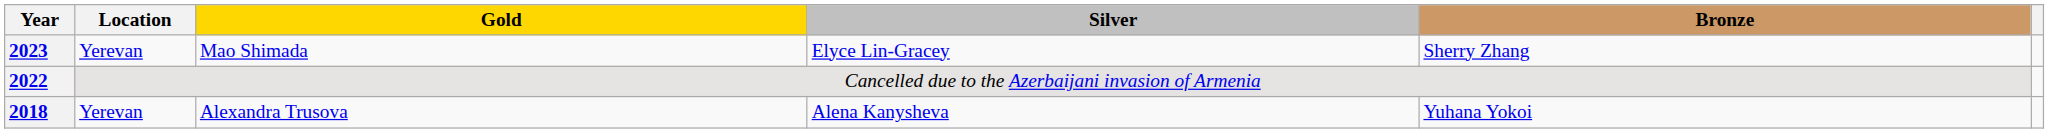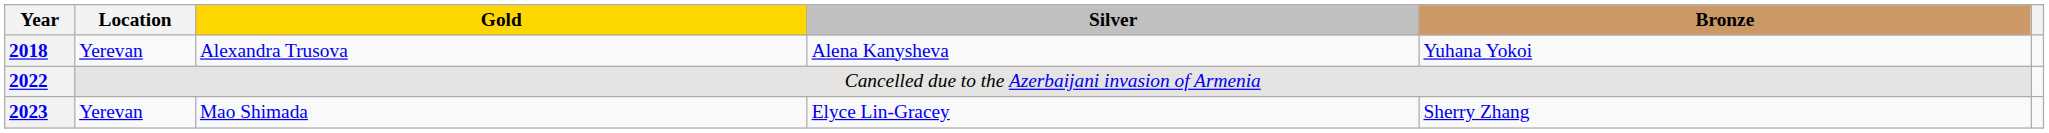rows swapped: (28, 111) <-> (28, 50)
